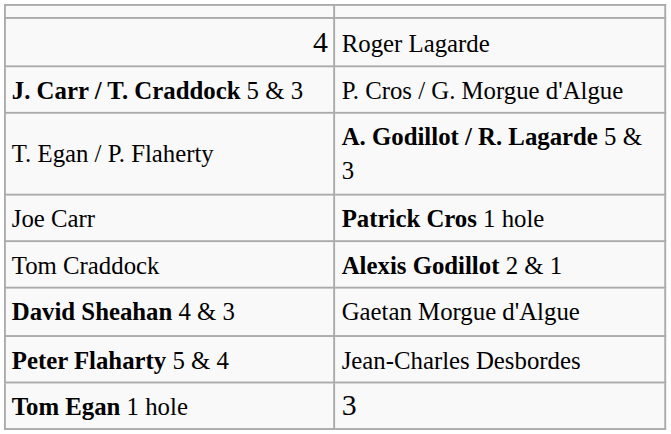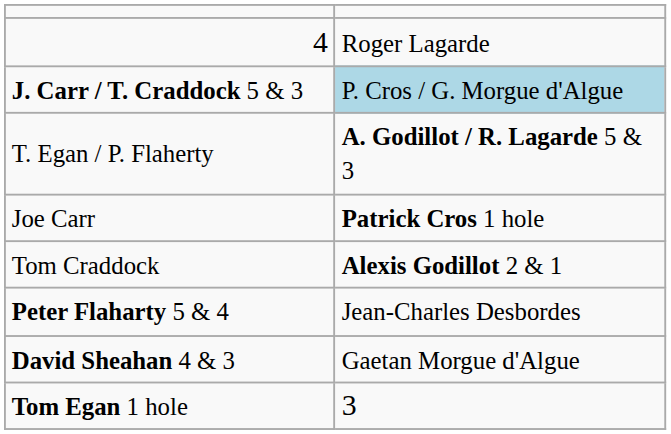(482, 90) no background -> (482, 90) lightblue background
rows swapped: (123, 313) <-> (120, 360)
